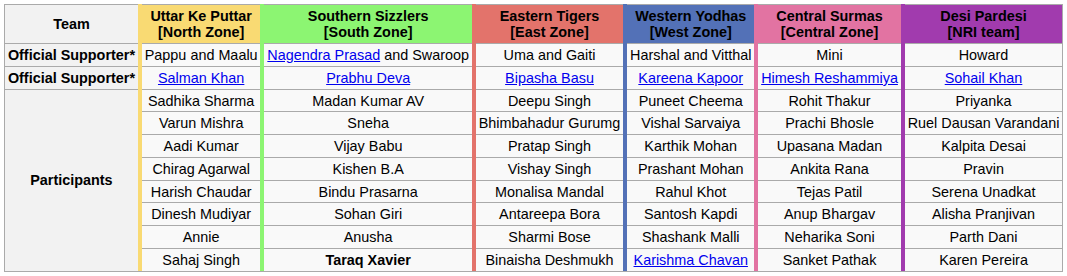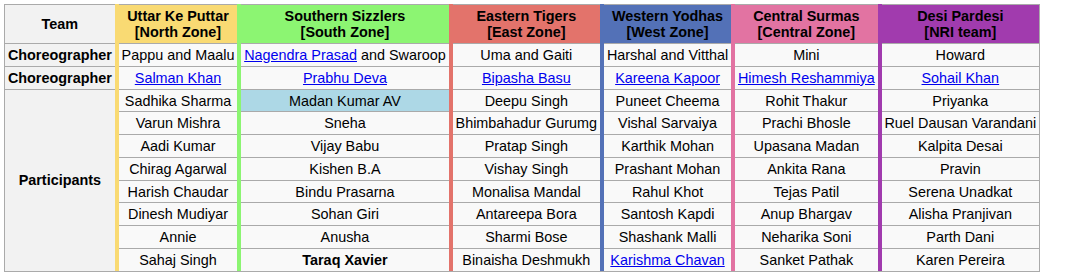(71, 55) Official Supporter* -> (60, 55) Choreographer
(71, 78) Official Supporter* -> (60, 78) Choreographer
(368, 101) no background -> (345, 101) lightblue background
